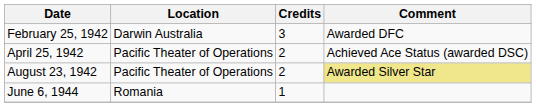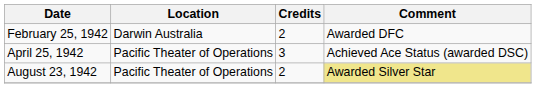(282, 33) 3 -> (282, 33) 2
(282, 53) 2 -> (282, 53) 3
- row: (43, 92)
